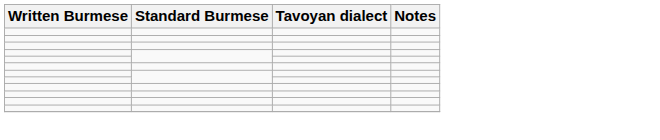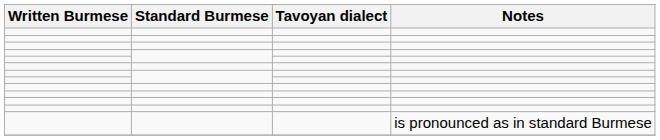+ row: (68, 123)
